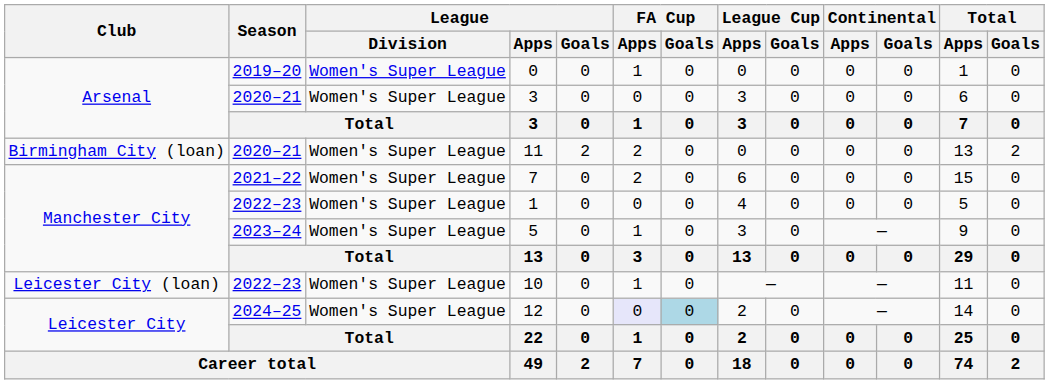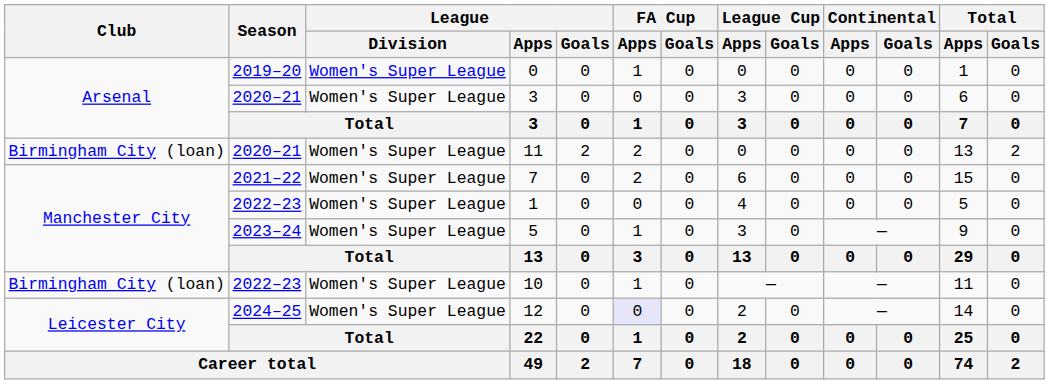(117, 285) Leicester City (loan) -> (117, 285) Birmingham City (loan)
(689, 312) lightblue background -> (689, 312) no background
